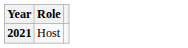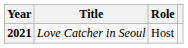+ column: (91, 14)
